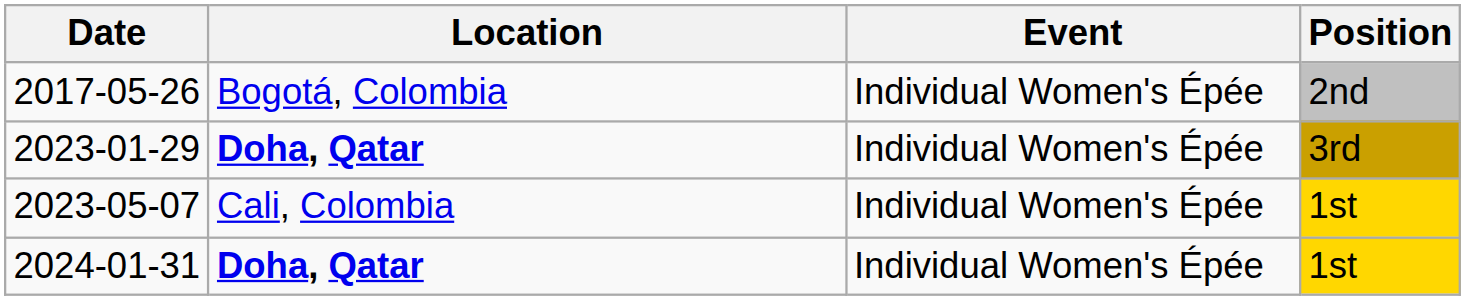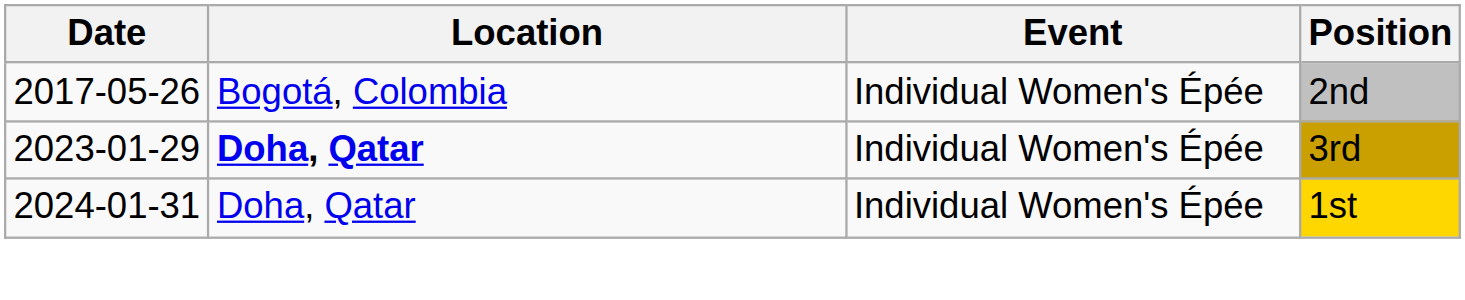- row: (107, 206)
(320, 264) bold -> (316, 206) normal
